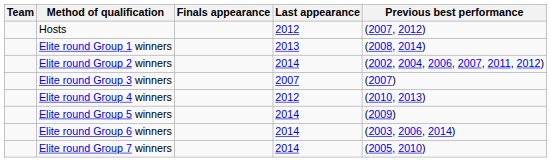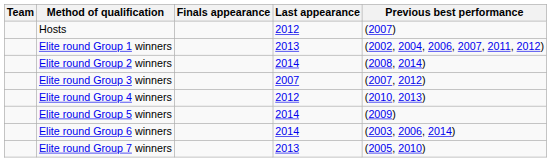(395, 30) (2007, 2012) -> (380, 30) (2007)
(395, 47) (2008, 2014) -> (454, 47) (2002, 2004, 2006, 2007, 2011, 2012)
(454, 64) (2002, 2004, 2006, 2007, 2011, 2012) -> (395, 64) (2008, 2014)
(380, 81) (2007) -> (395, 81) (2007, 2012)
(287, 149) 2014 -> (287, 149) 2013
